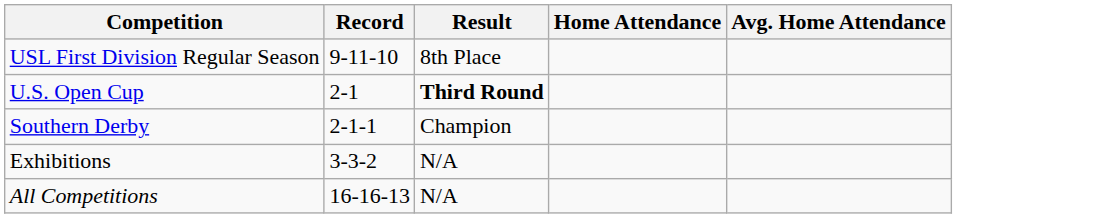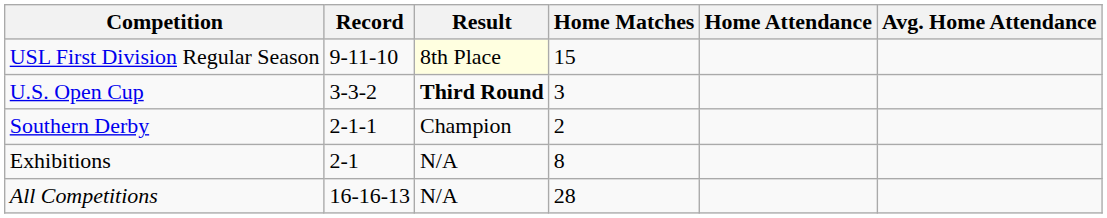+ column: (624, 21)
(461, 56) no background -> (461, 56) lightyellow background
(344, 91) 2-1 -> (353, 91) 3-3-2
(353, 160) 3-3-2 -> (344, 160) 2-1
